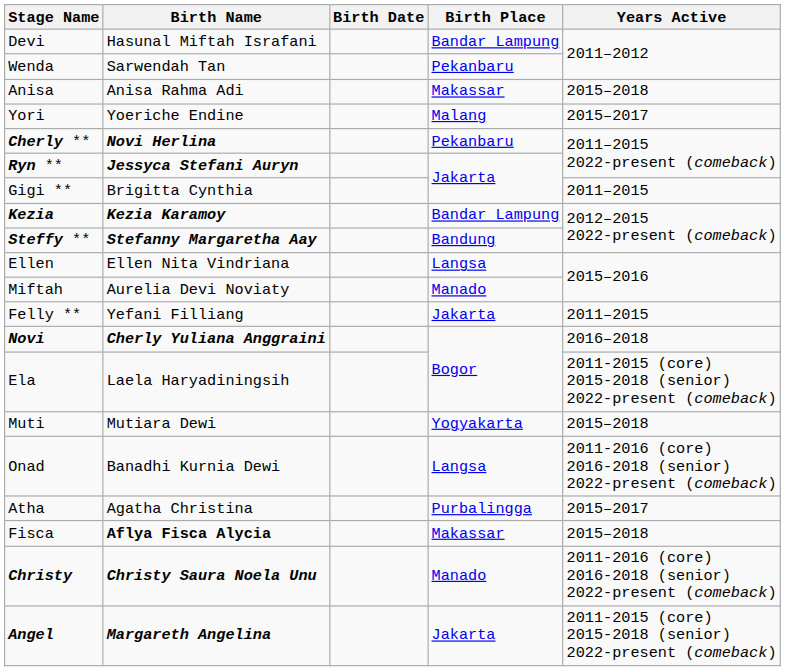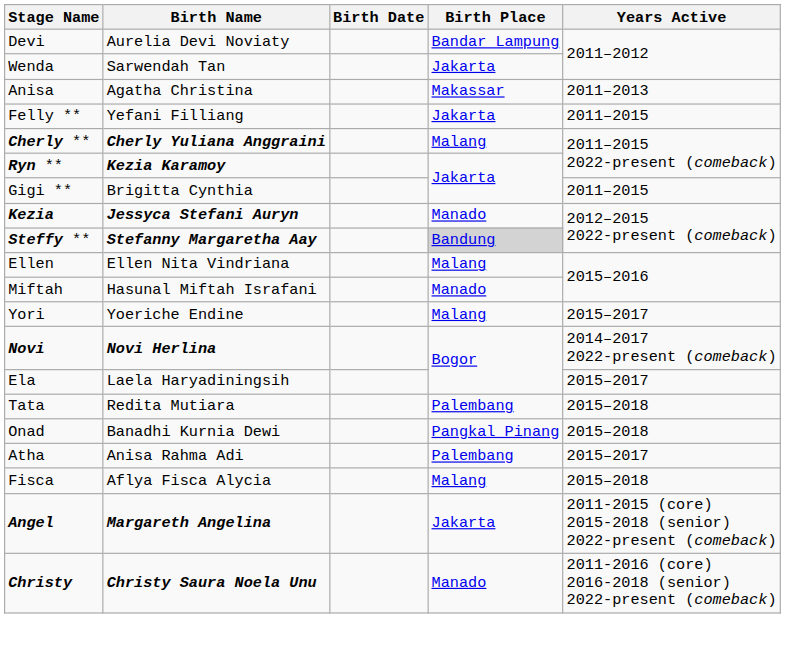(212, 42) Hasunal Miftah Israfani -> (198, 42) Aurelia Devi Noviaty
(473, 67) Pekanbaru -> (463, 67) Jakarta
(175, 91) Anisa Rahma Adi -> (180, 91) Agatha Christina
(608, 91) 2015–2018 -> (608, 91) 2011–2013
rows swapped: (45, 314) <-> (26, 116)
(161, 141) Novi Herlina -> (216, 141) Cherly Yuliana Anggraini
(473, 141) Pekanbaru -> (459, 141) Malang
(203, 166) Jessyca Stefani Auryn -> (166, 166) Kezia Karamoy
(166, 215) Kezia Karamoy -> (203, 215) Jessyca Stefani Auryn
(495, 215) Bandar Lampung -> (459, 215) Manado
(463, 240) no background -> (463, 240) lightgrey background
(459, 265) Langsa -> (459, 265) Malang
(198, 290) Aurelia Devi Noviaty -> (212, 290) Hasunal Miftah Israfani
(216, 339) Cherly Yuliana Anggraini -> (161, 348) Novi Herlina
(608, 339) 2016–2018 -> (672, 348) 2014–2017 2022-present (comeback)
(672, 382) 2011-2015 (core) 2015-2018 (senior) 2022-present (comeback) -> (608, 382) 2015–2017
- row: (26, 424)
+ row: (26, 406)
(459, 466) Langsa -> (495, 431) Pangkal Pinang
(672, 466) 2011-2016 (core) 2016-2018 (senior) 2022-present (comeback) -> (608, 431) 2015–2018
(180, 509) Agatha Christina -> (175, 456) Anisa Rahma Adi
(482, 509) Purbalingga -> (473, 456) Palembang
(189, 533) bold -> (189, 481) normal
(468, 533) Makassar -> (459, 481) Malang
rows swapped: (31, 636) <-> (40, 576)
